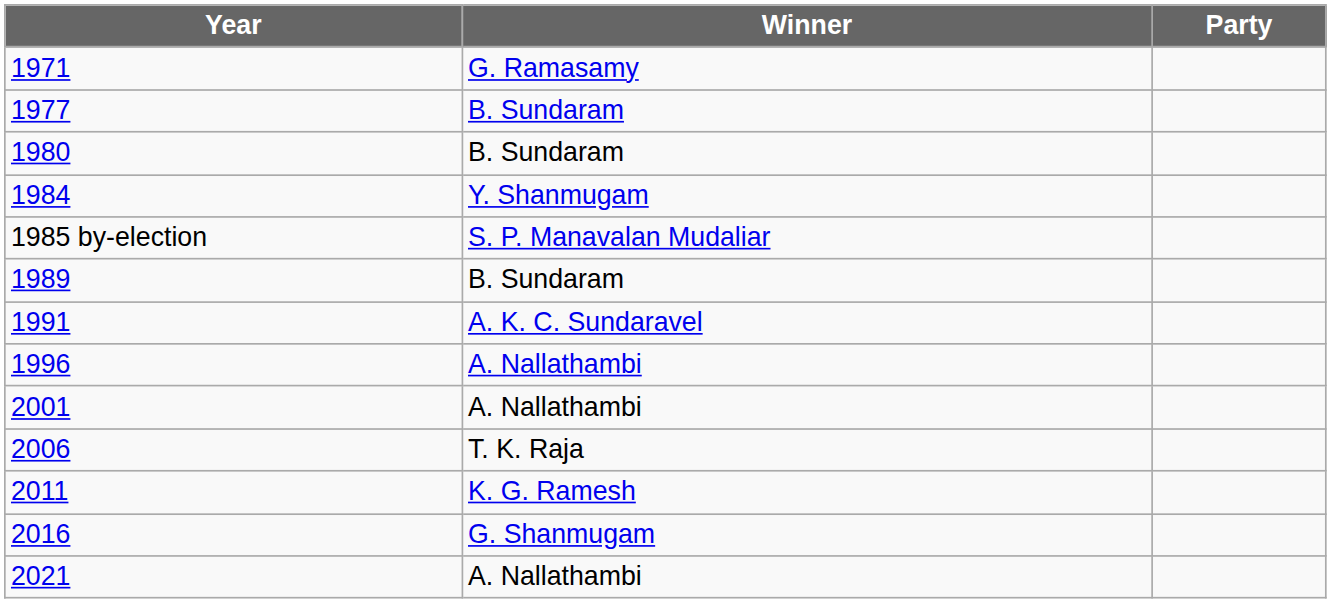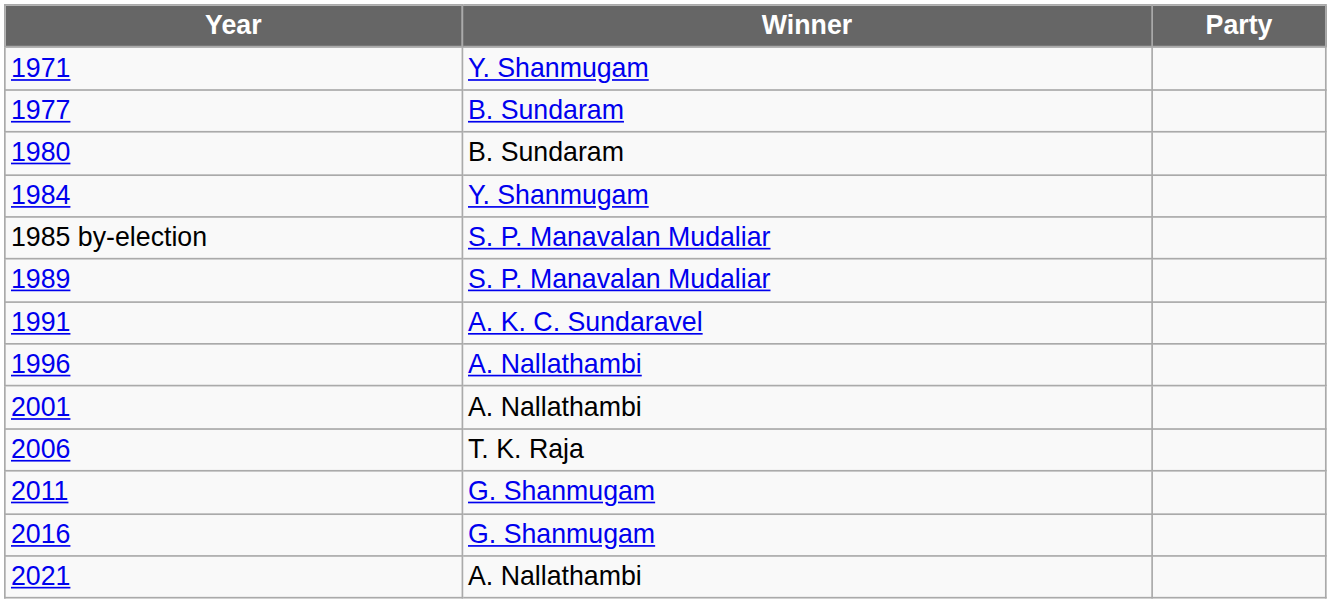(553, 68) G. Ramasamy -> (558, 68) Y. Shanmugam
(546, 279) B. Sundaram -> (619, 279) S. P. Manavalan Mudaliar
(552, 491) K. G. Ramesh -> (562, 491) G. Shanmugam
